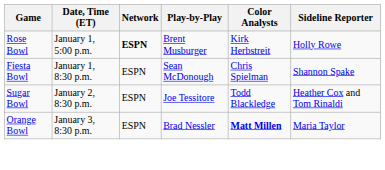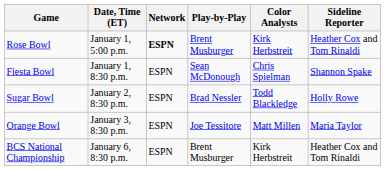(317, 44) Holly Rowe -> (344, 44) Heather Cox and Tom Rinaldi
(189, 98) Joe Tessitore -> (216, 98) Brad Nessler
(327, 98) Heather Cox and Tom Rinaldi -> (334, 98) Holly Rowe
(189, 125) Brad Nessler -> (216, 125) Joe Tessitore
(256, 125) bold -> (276, 125) normal
+ row: (36, 152)
